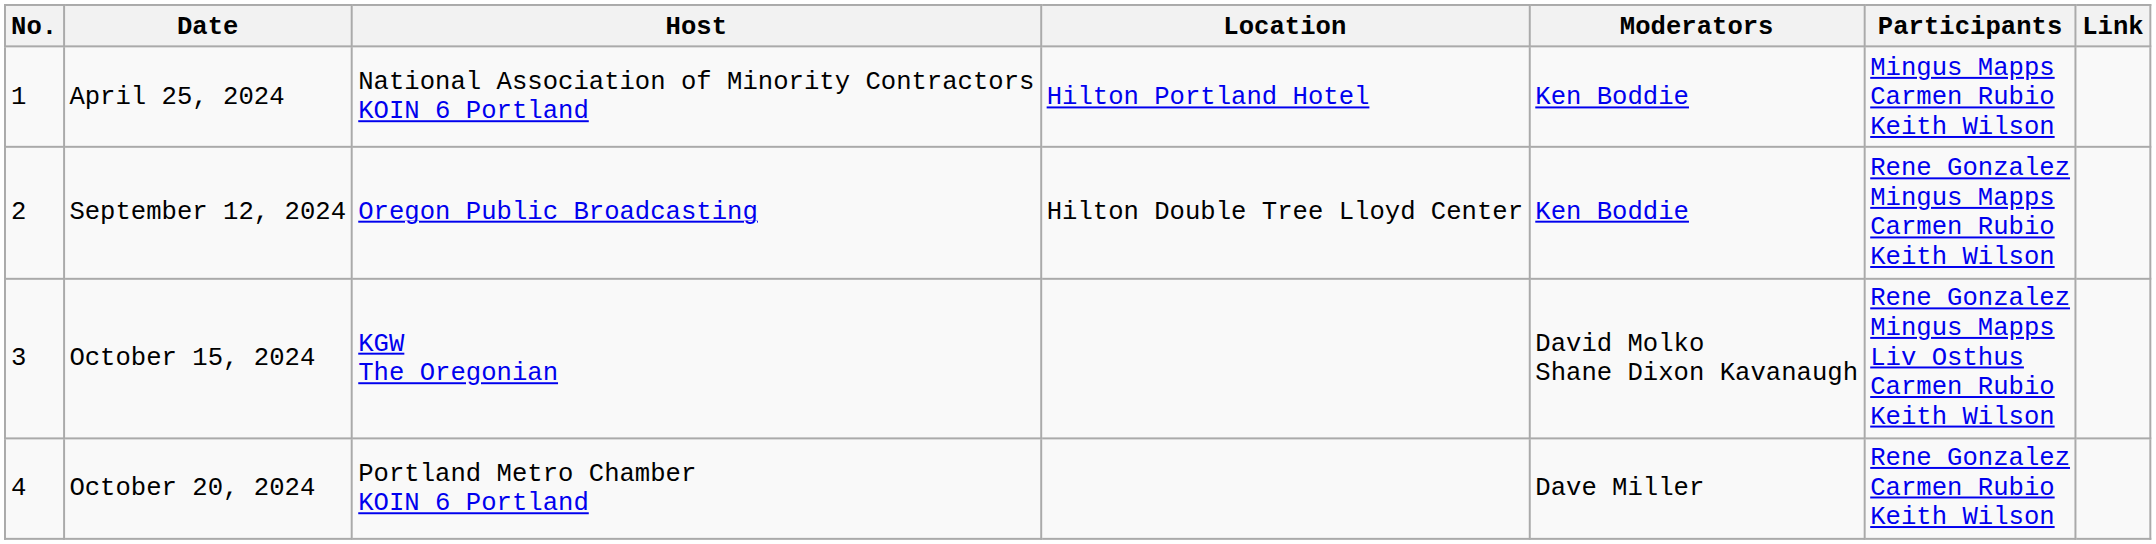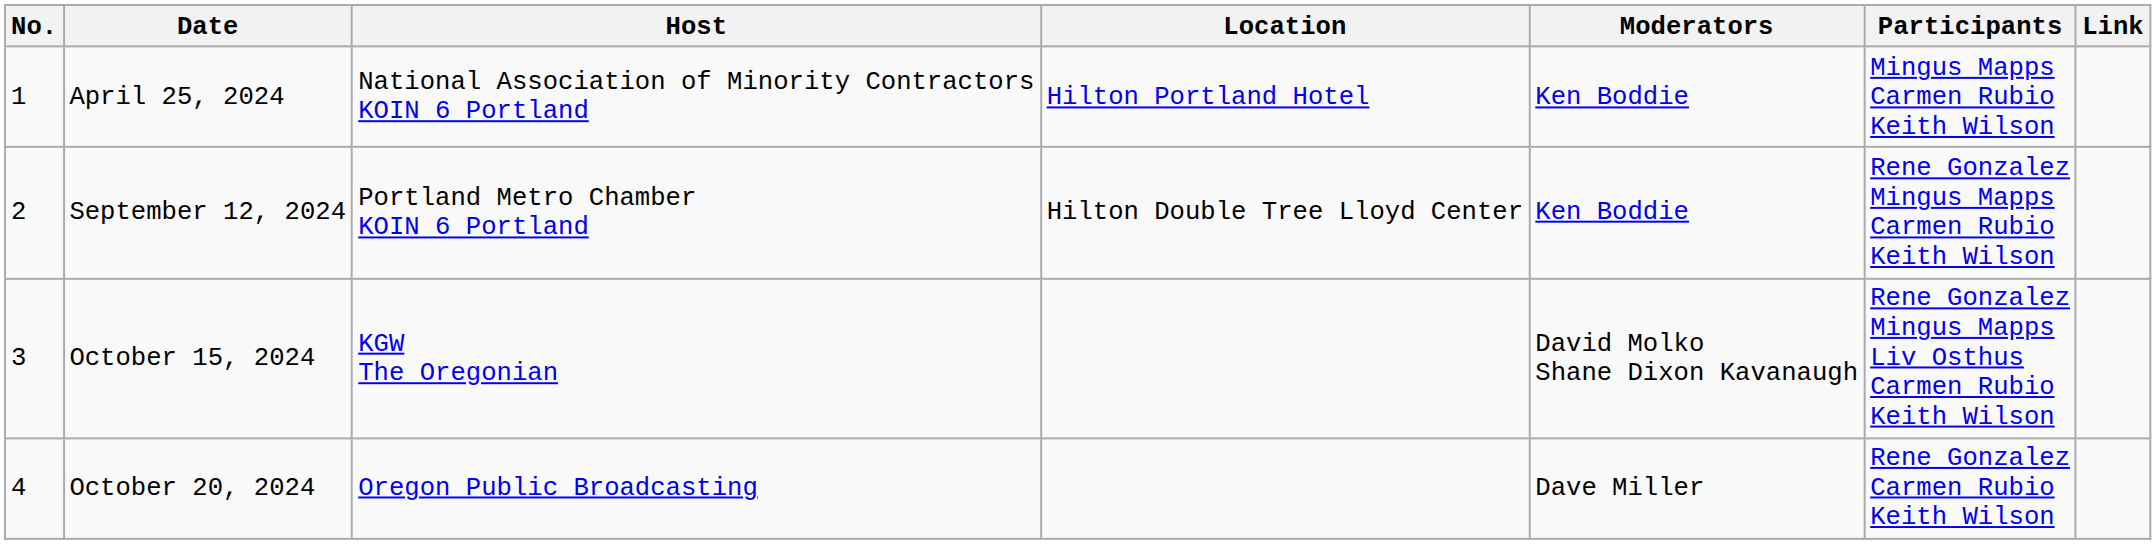(558, 213) Oregon Public Broadcasting -> (527, 213) Portland Metro Chamber KOIN 6 Portland
(527, 488) Portland Metro Chamber KOIN 6 Portland -> (558, 488) Oregon Public Broadcasting
